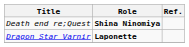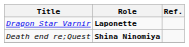rows swapped: (48, 23) <-> (48, 36)
